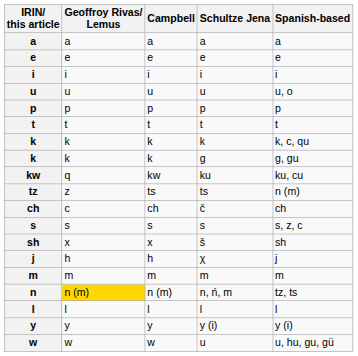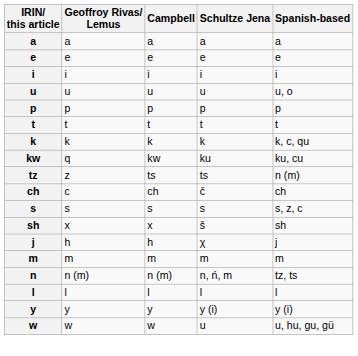- row: (33, 158)
(77, 292) gold background -> (77, 275) no background
